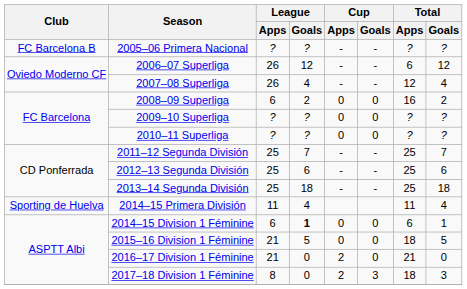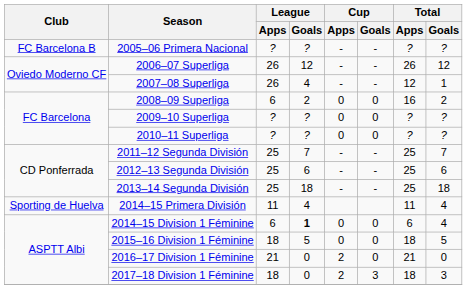(410, 65) 6 -> (410, 65) 26
(444, 83) 4 -> (444, 83) 1
(444, 223) 1 -> (444, 223) 4
(273, 240) 21 -> (273, 240) 18
(273, 275) 8 -> (273, 275) 18
